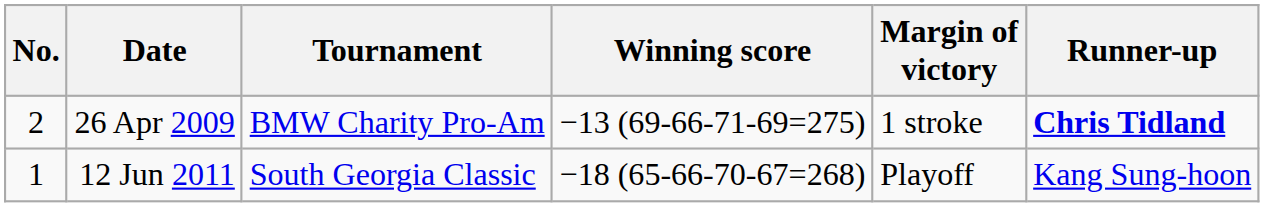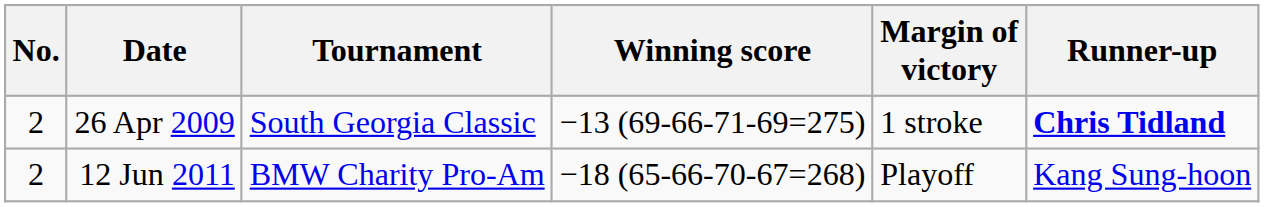(397, 121) BMW Charity Pro-Am -> (393, 121) South Georgia Classic
(36, 174) 1 -> (36, 174) 2
(393, 174) South Georgia Classic -> (397, 174) BMW Charity Pro-Am
